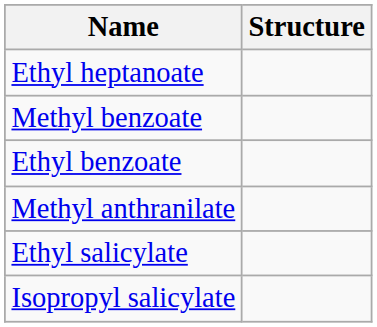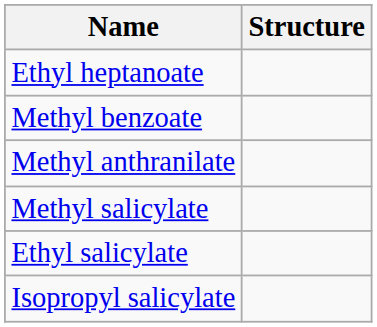- row: (96, 162)
+ row: (110, 207)
